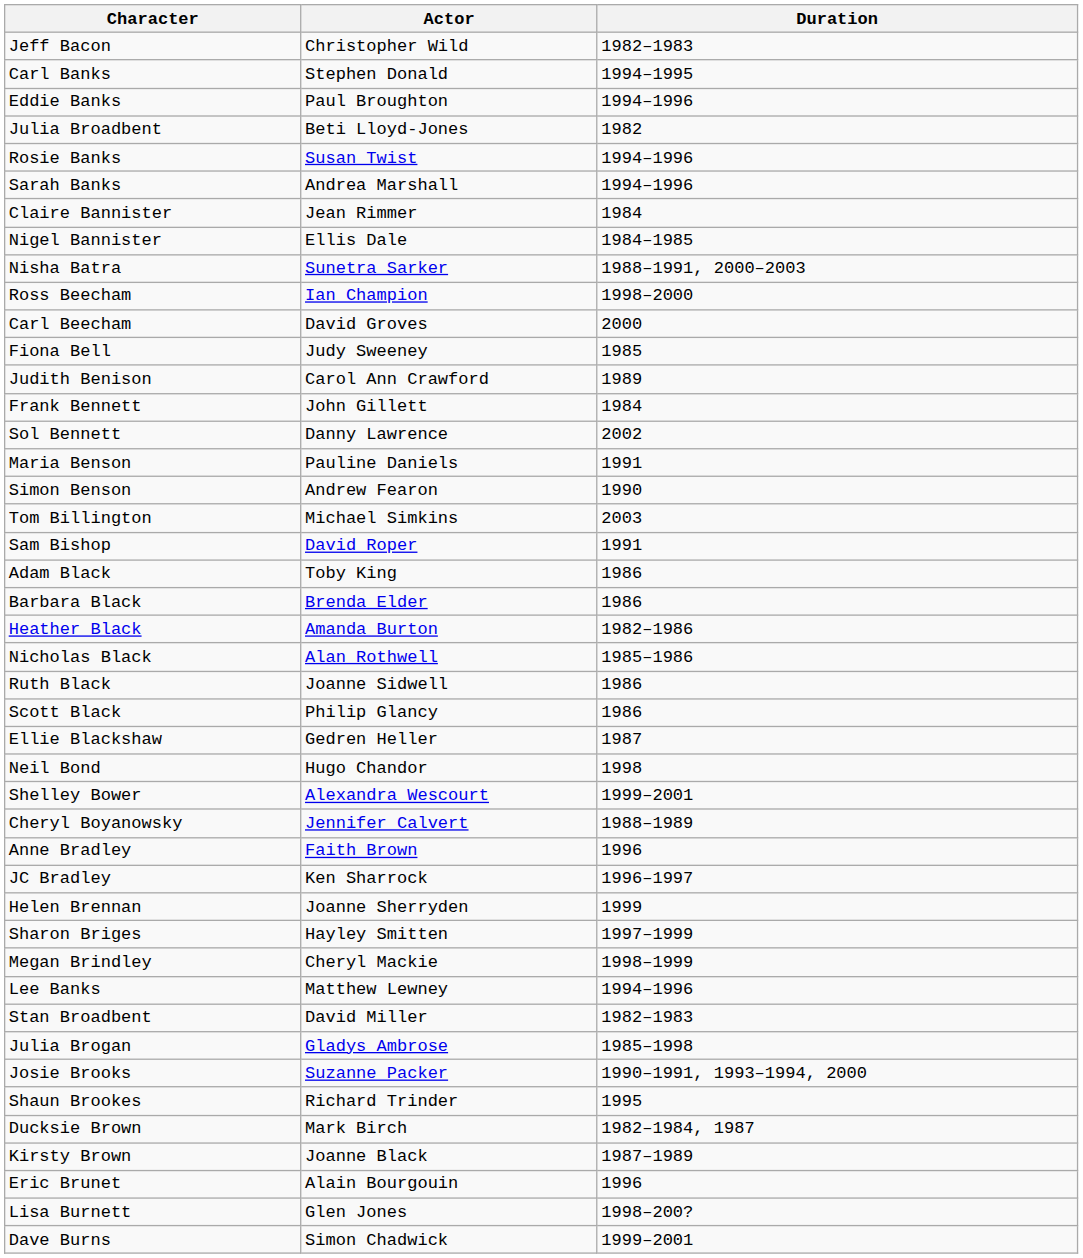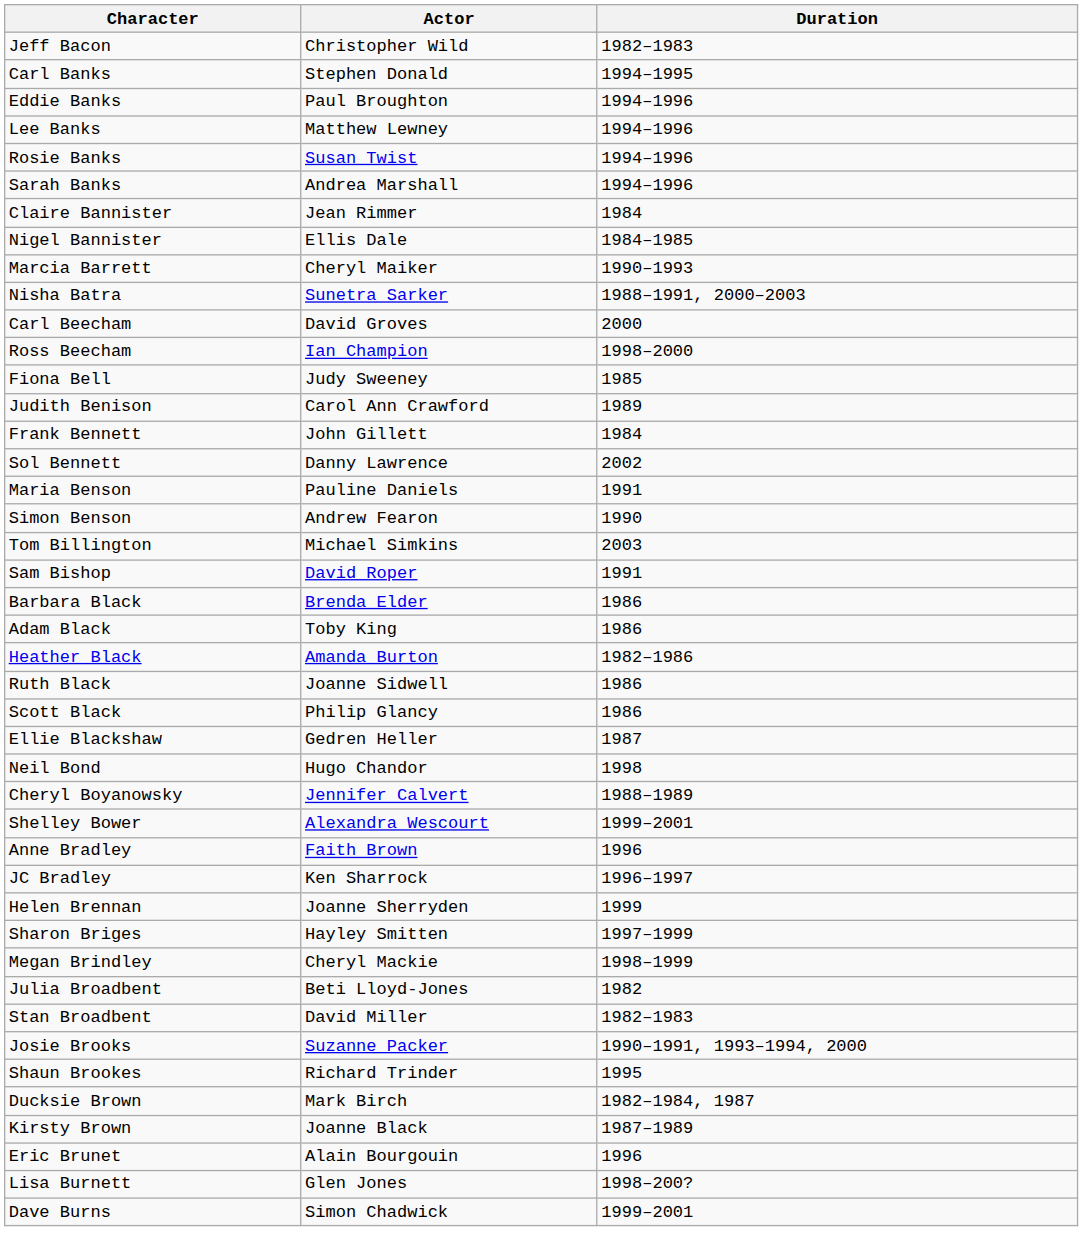rows swapped: (55, 990) <-> (85, 130)
+ row: (80, 268)
rows swapped: (70, 324) <-> (70, 296)
rows swapped: (60, 574) <-> (75, 601)
- row: (80, 657)
rows swapped: (75, 796) <-> (96, 823)
- row: (70, 1045)
